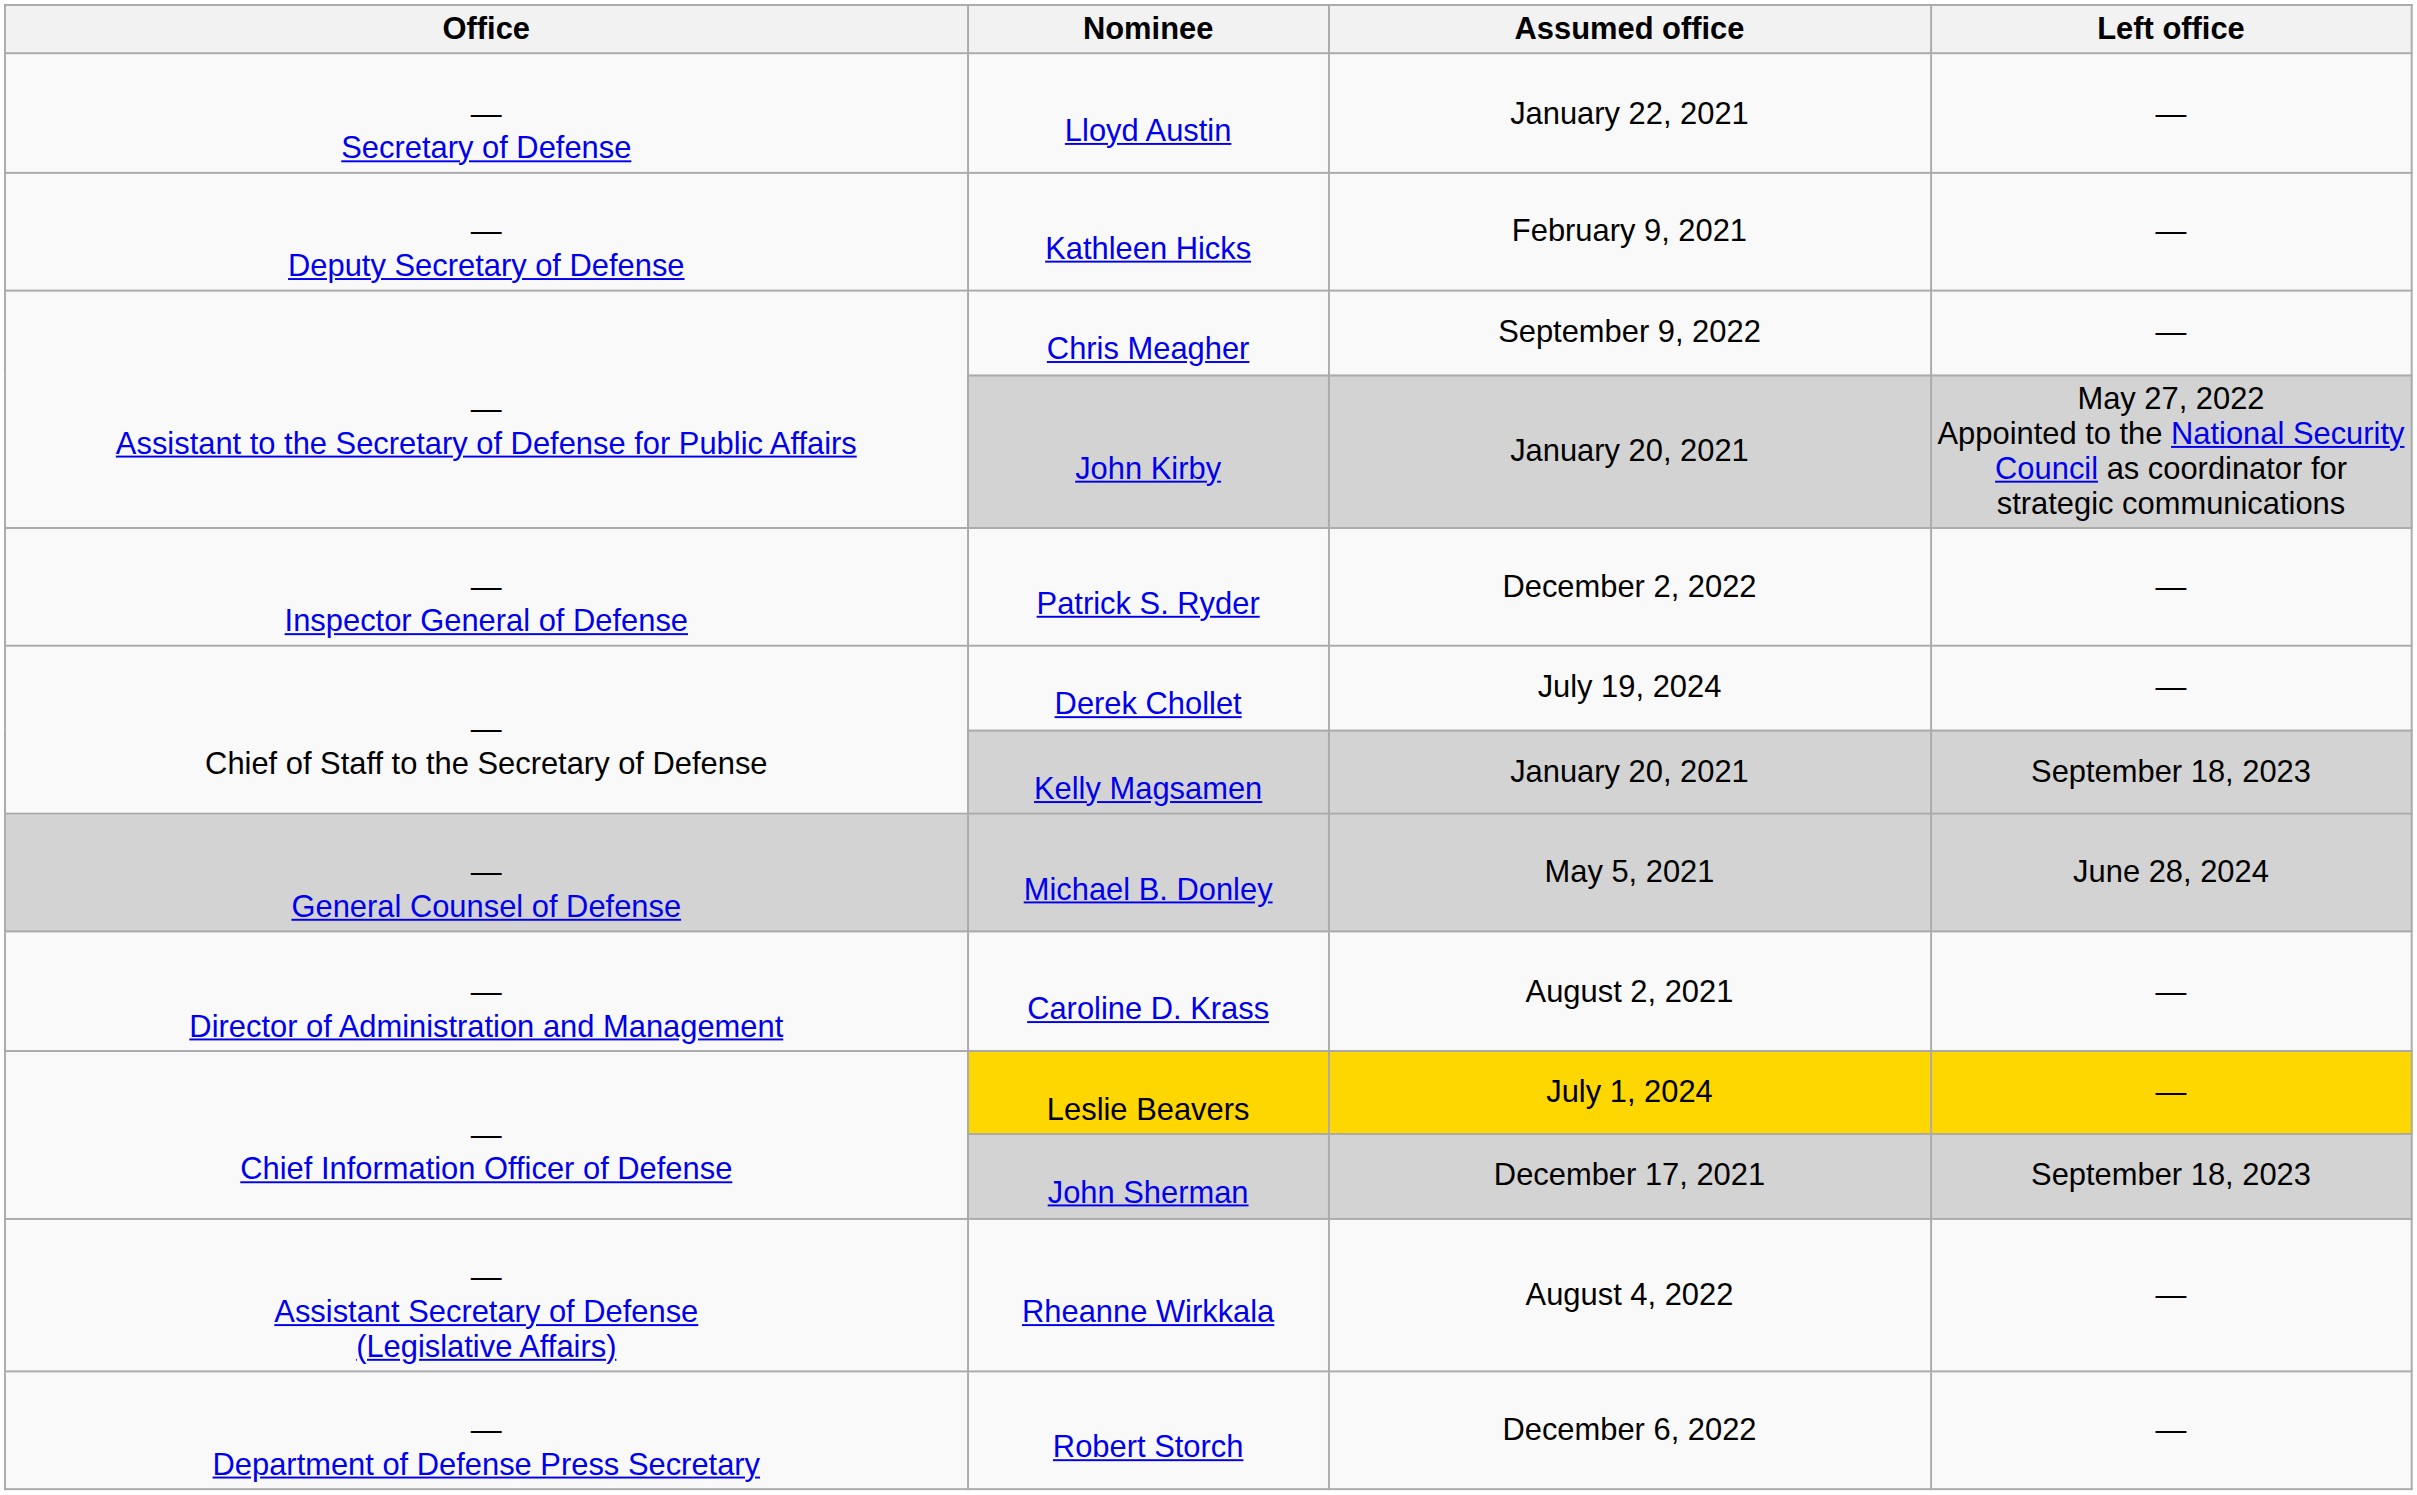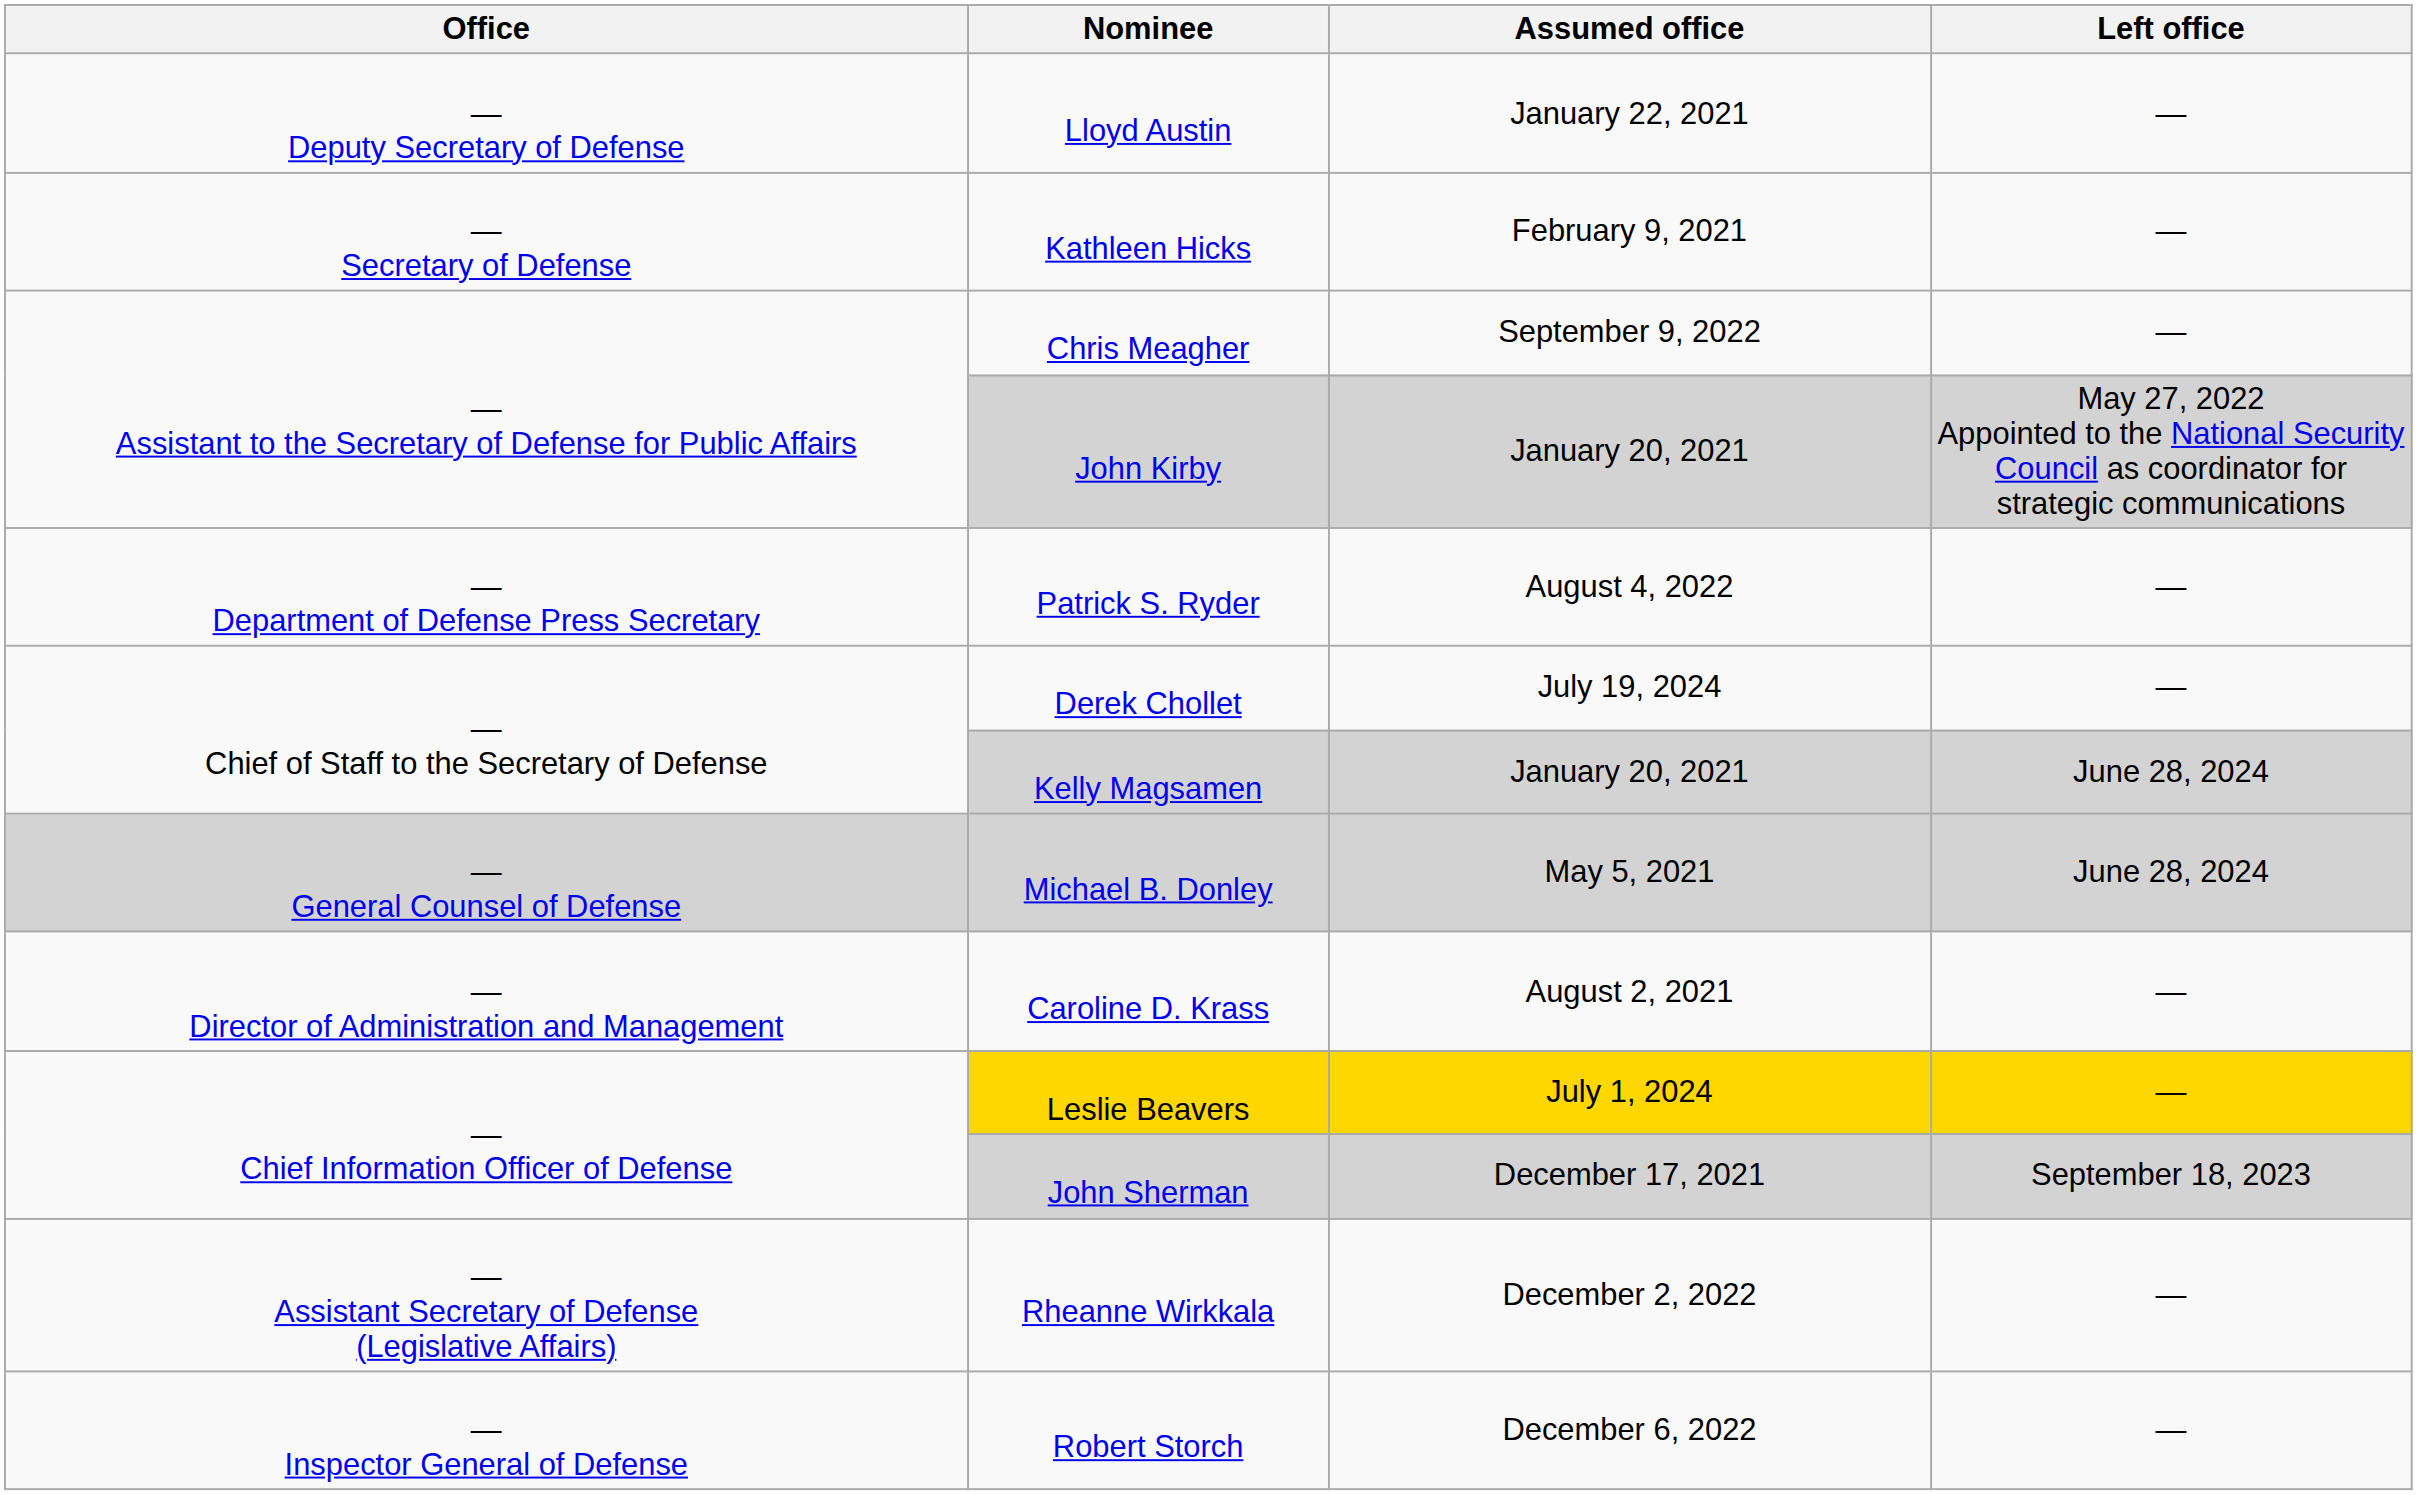(486, 130) — Secretary of Defense -> (486, 130) — Deputy Secretary of Defense
(486, 248) — Deputy Secretary of Defense -> (486, 248) — Secretary of Defense
(486, 603) — Inspector General of Defense -> (486, 603) — Department of Defense Press Secretary
(1629, 586) December 2, 2022 -> (1629, 586) August 4, 2022
(2171, 771) September 18, 2023 -> (2171, 771) June 28, 2024
(1629, 1294) August 4, 2022 -> (1629, 1294) December 2, 2022
(486, 1447) — Department of Defense Press Secretary -> (486, 1447) — Inspector General of Defense
